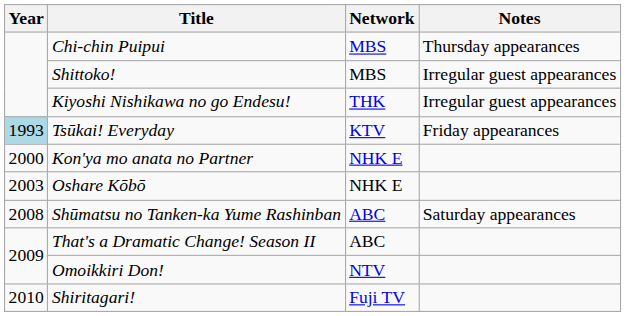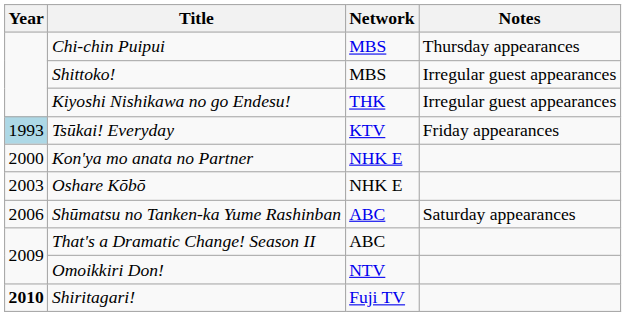(26, 213) 2008 -> (26, 213) 2006
(26, 297) normal -> (26, 297) bold
